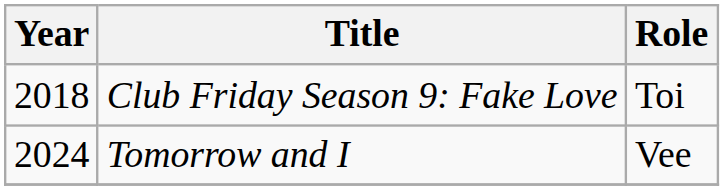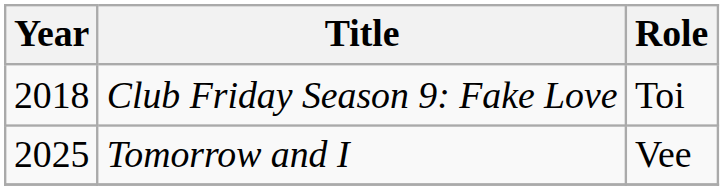(52, 154) 2024 -> (52, 154) 2025
